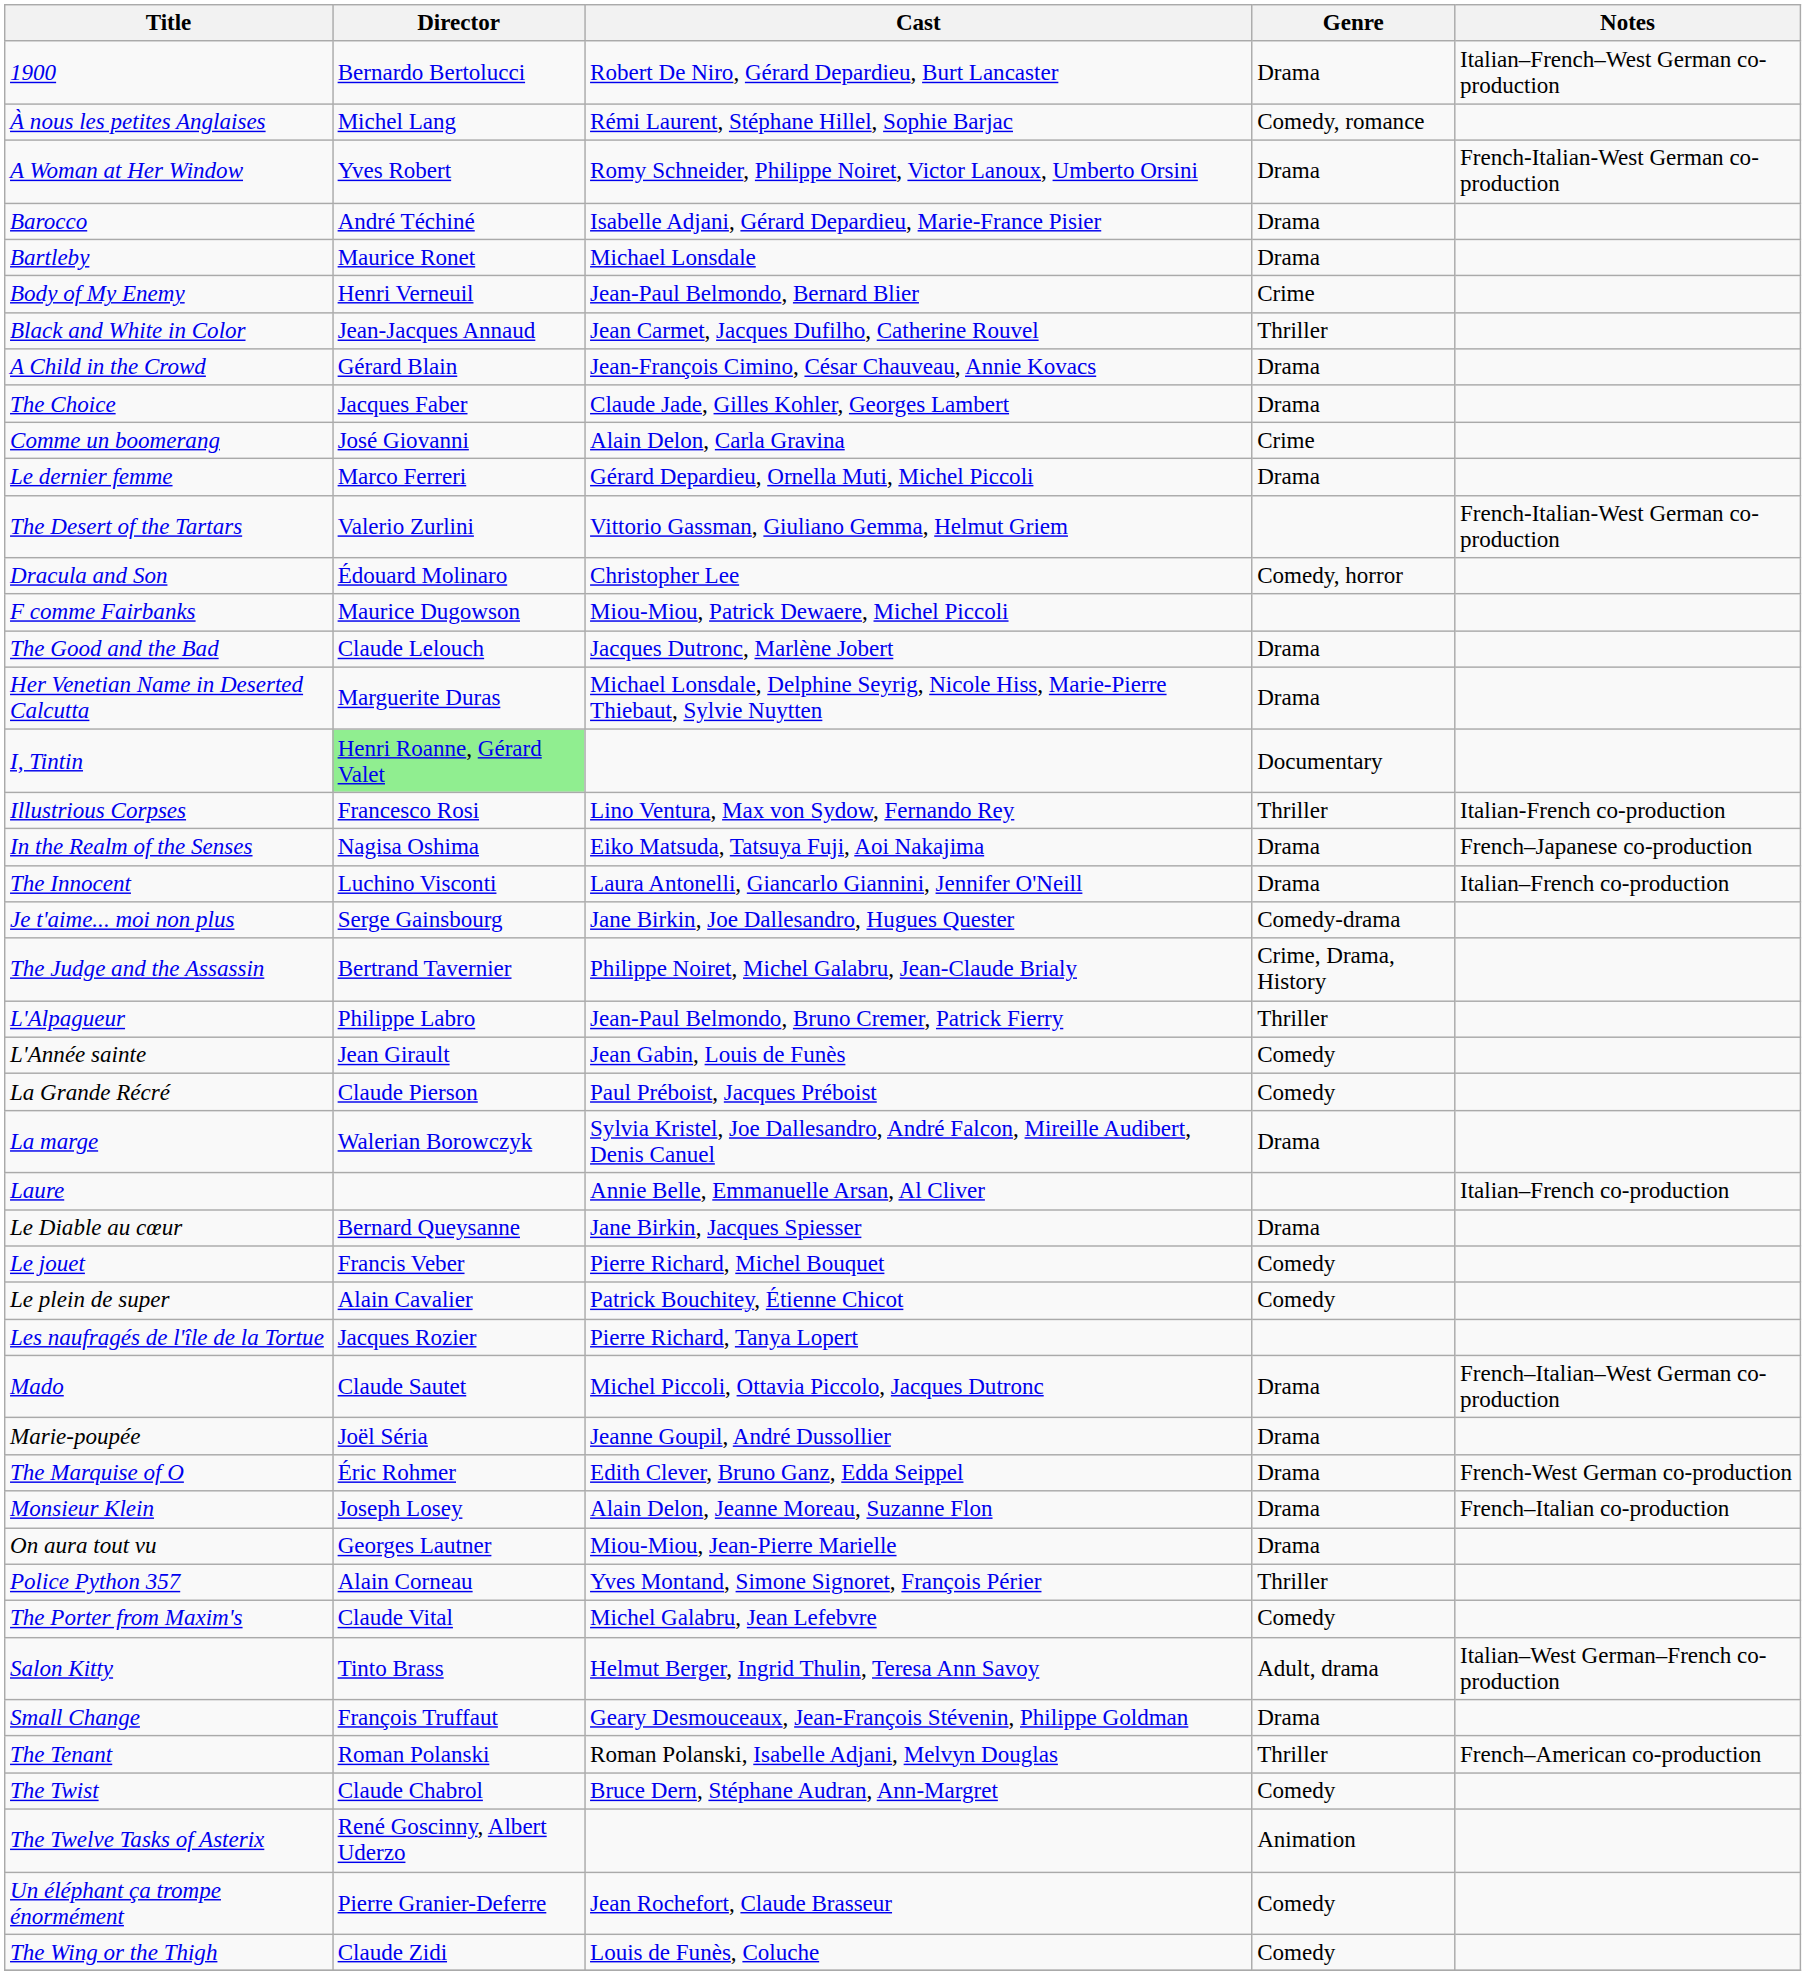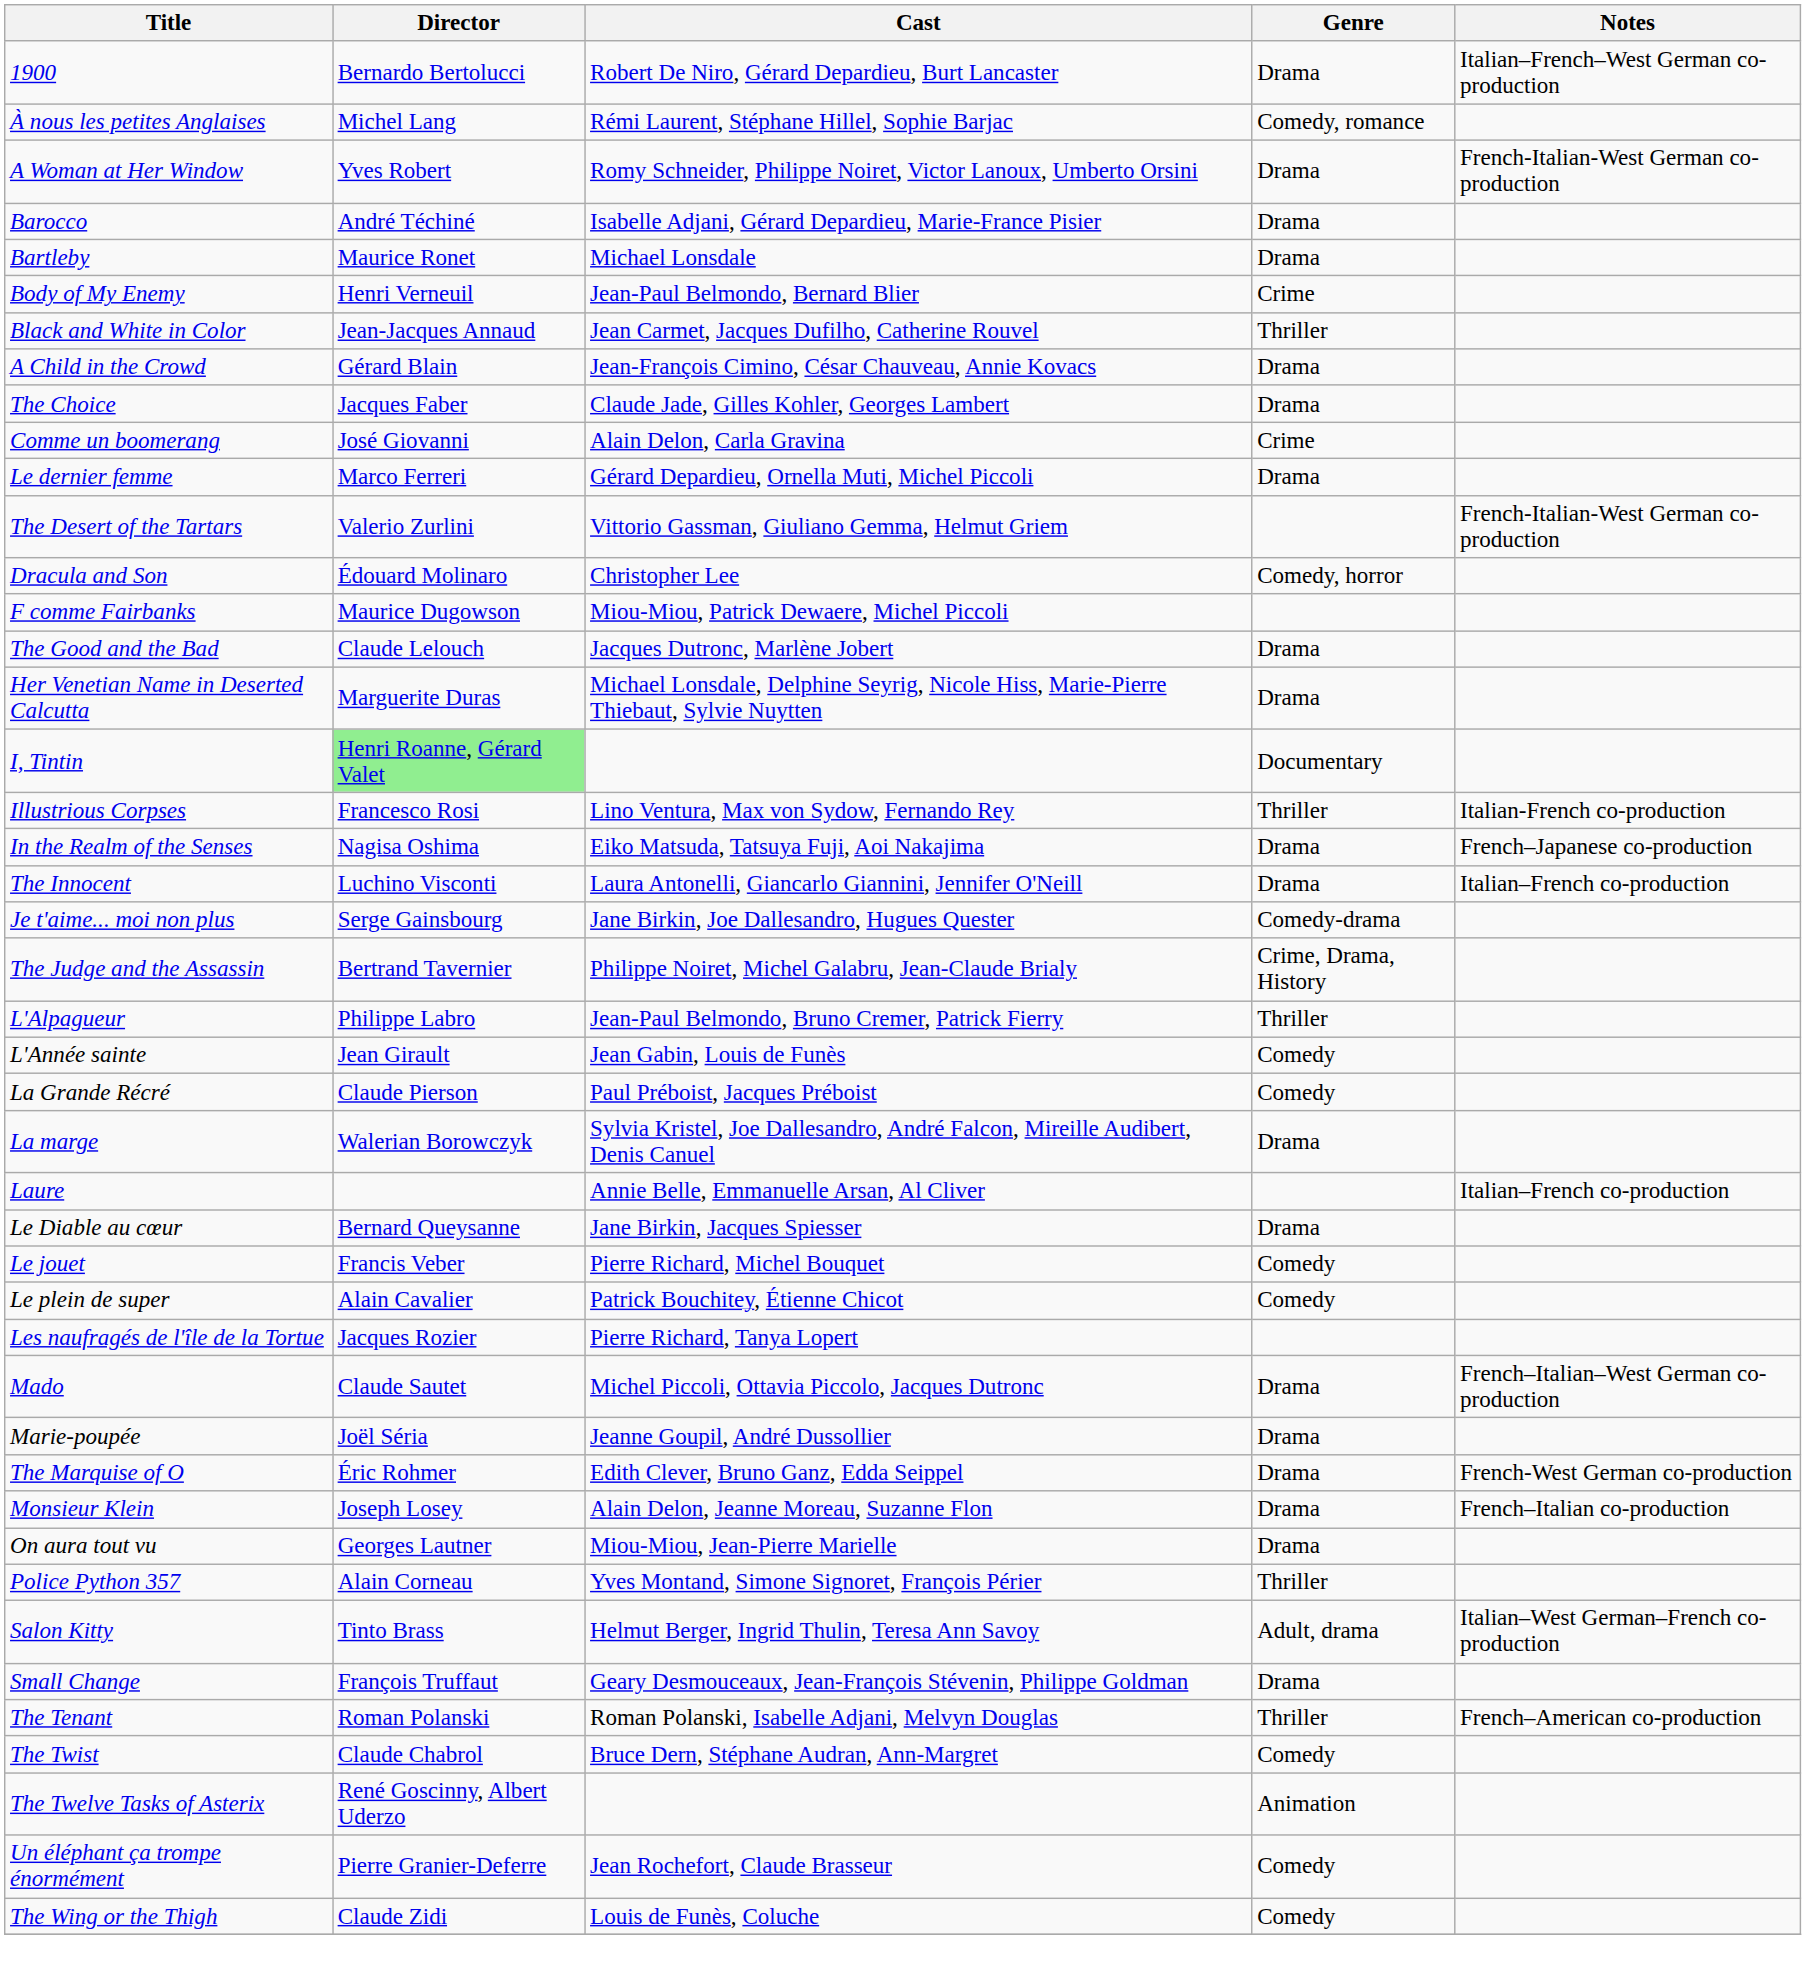- row: (126, 1618)
